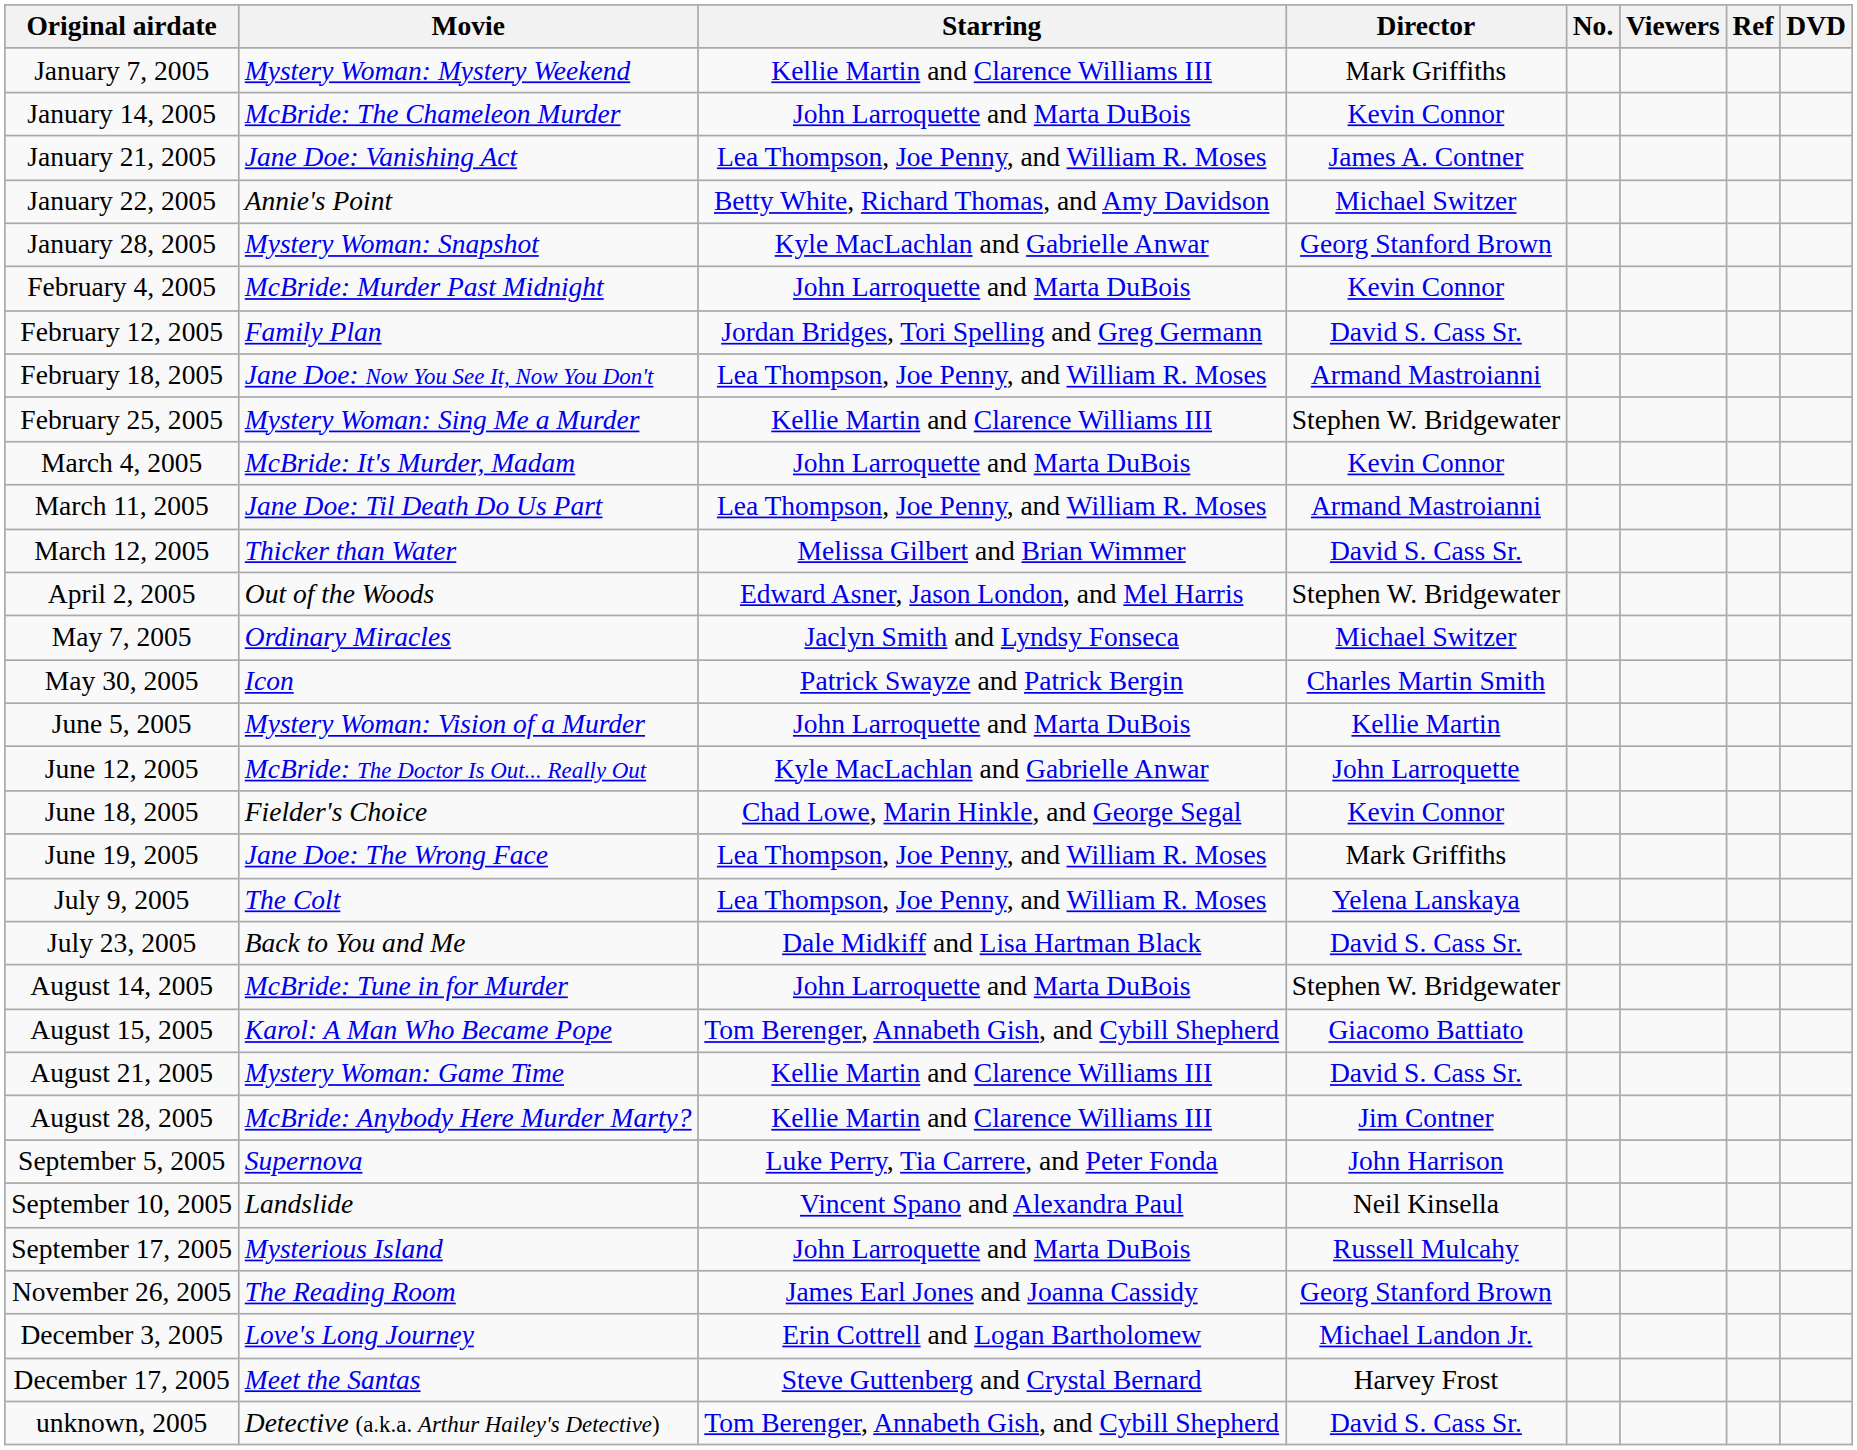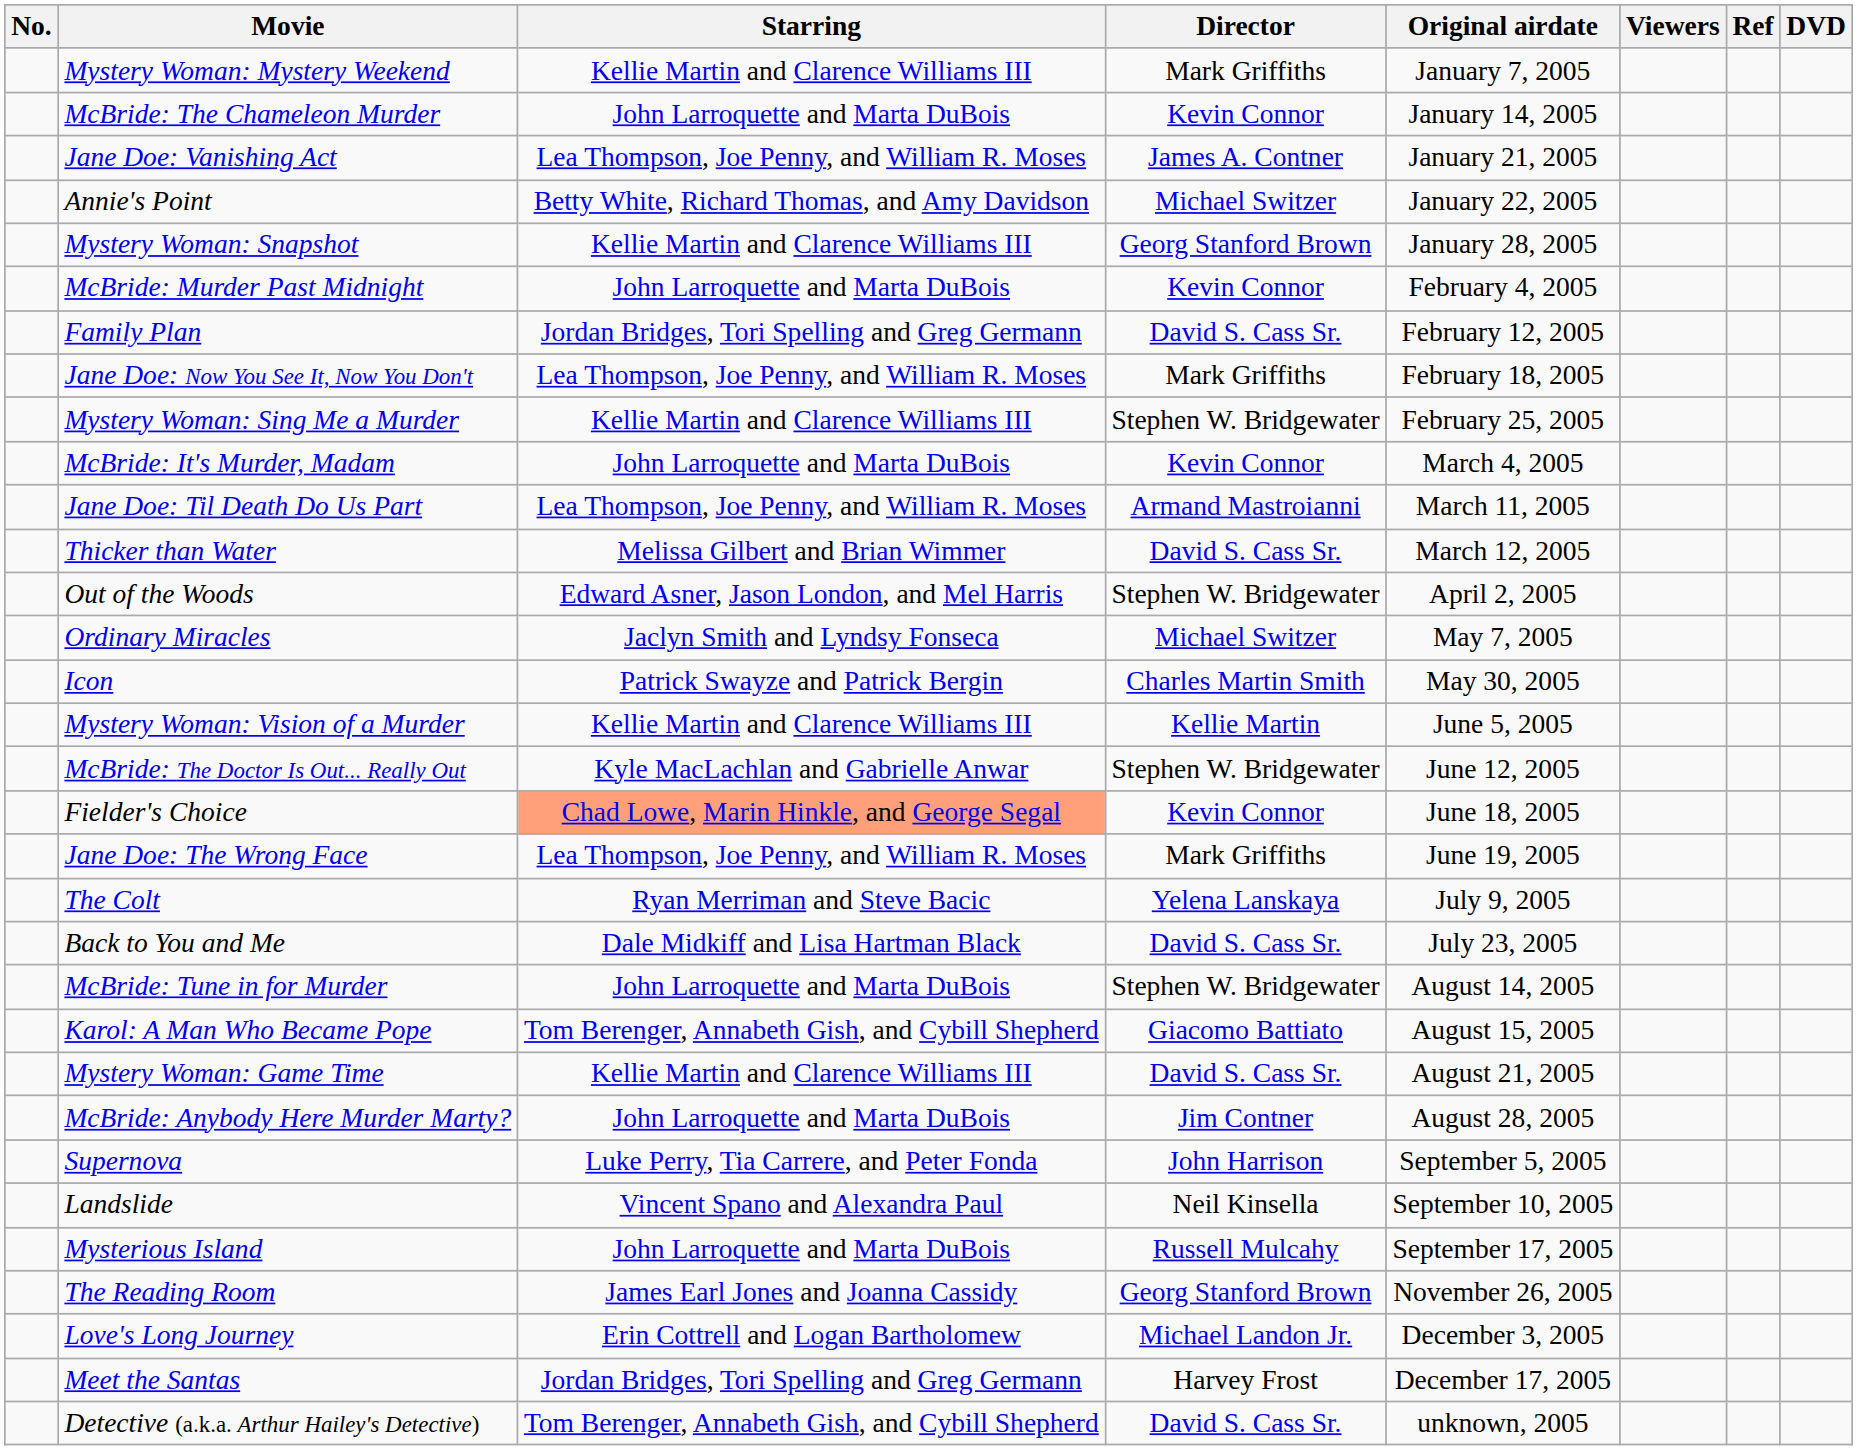columns swapped: (1593, 26) <-> (122, 26)
(992, 244) Kyle MacLachlan and Gabrielle Anwar -> (811, 244) Kellie Martin and Clarence Williams III
(1426, 375) Armand Mastroianni -> (1246, 375) Mark Griffiths
(992, 724) John Larroquette and Marta DuBois -> (811, 724) Kellie Martin and Clarence Williams III
(1426, 768) John Larroquette -> (1246, 768) Stephen W. Bridgewater
(992, 811) no background -> (811, 811) lightsalmon background
(992, 899) Lea Thompson, Joe Penny, and William R. Moses -> (811, 899) Ryan Merriman and Steve Bacic
(992, 1117) Kellie Martin and Clarence Williams III -> (811, 1117) John Larroquette and Marta DuBois
(992, 1379) Steve Guttenberg and Crystal Bernard -> (811, 1379) Jordan Bridges, Tori Spelling and Greg Germann
